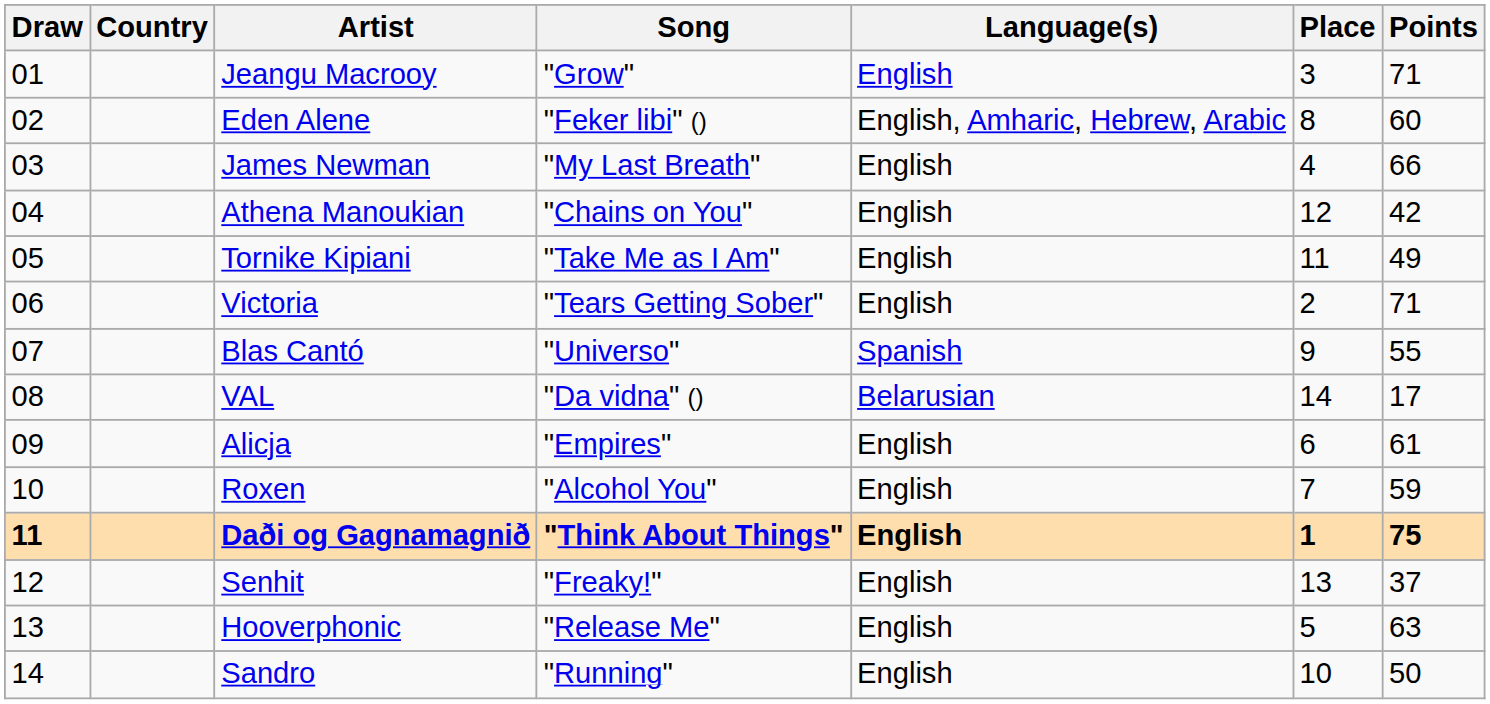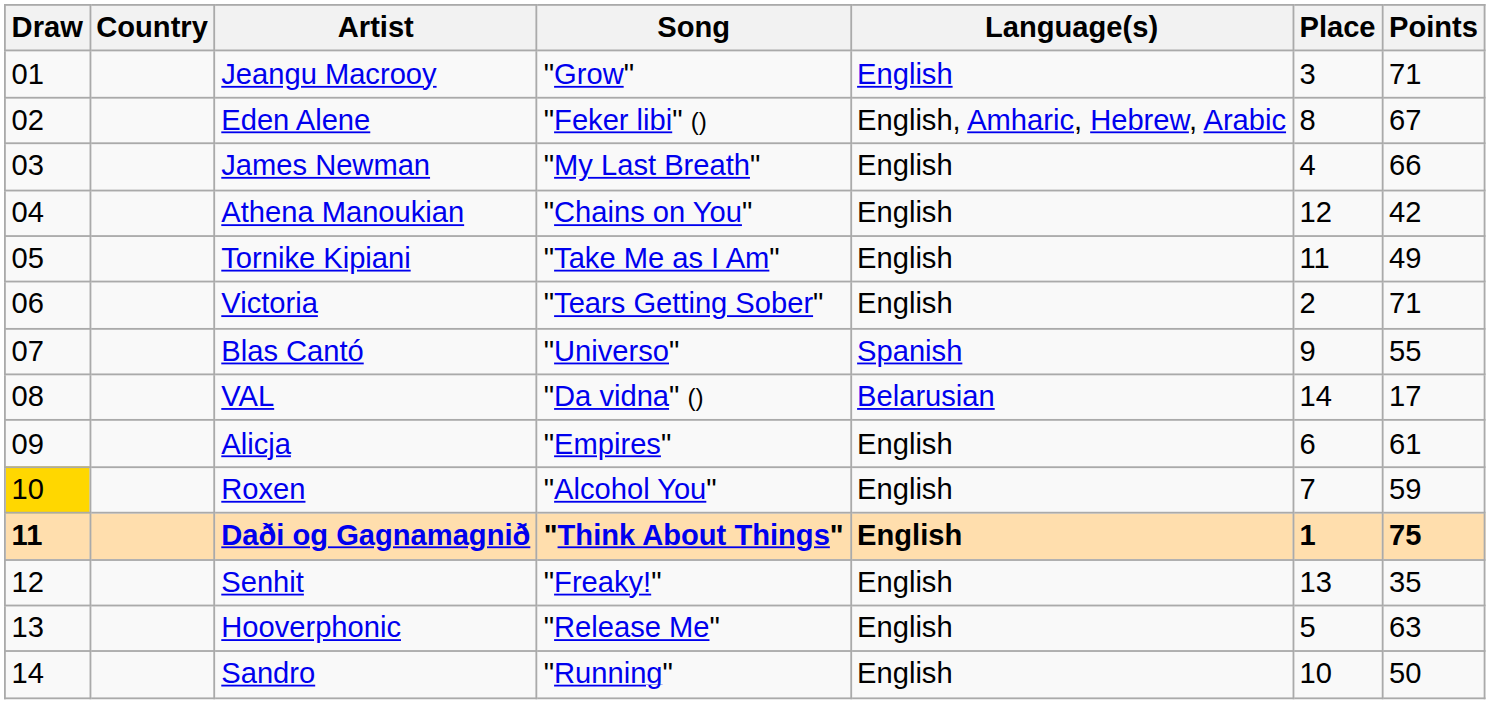(1405, 119) 60 -> (1405, 119) 67
(28, 489) no background -> (28, 489) gold background
(1405, 581) 37 -> (1405, 581) 35
